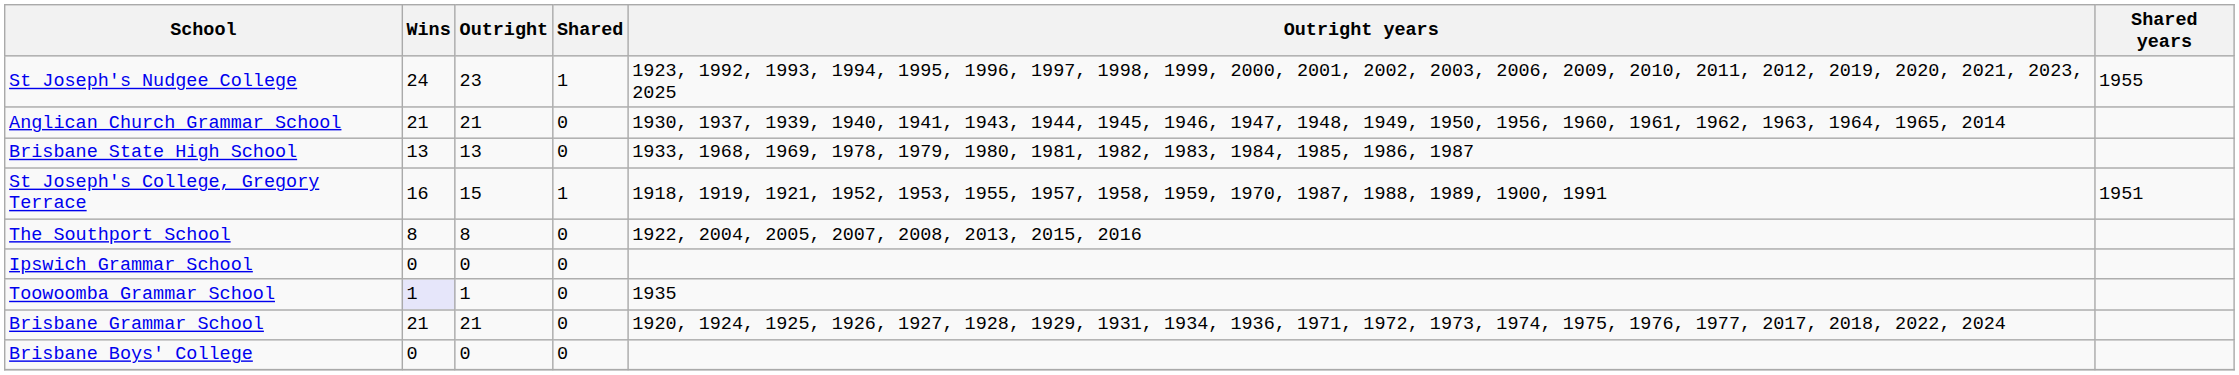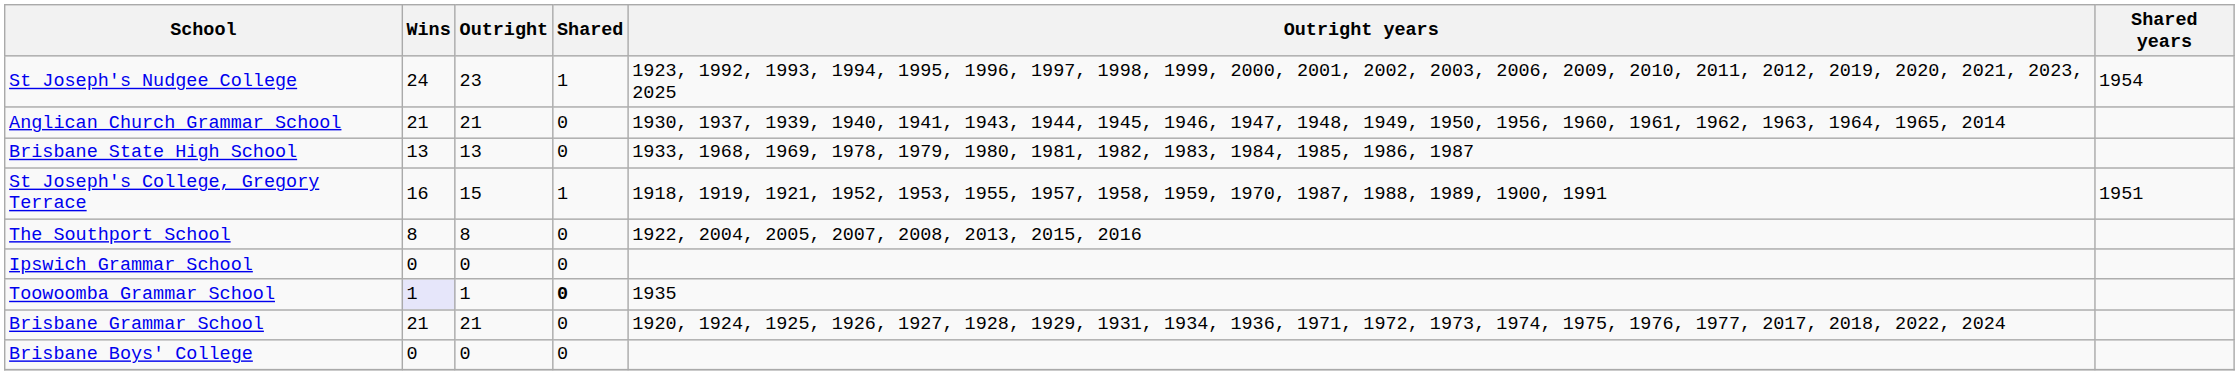(2121, 82) 1955 -> (2121, 82) 1954
(563, 294) normal -> (563, 294) bold
